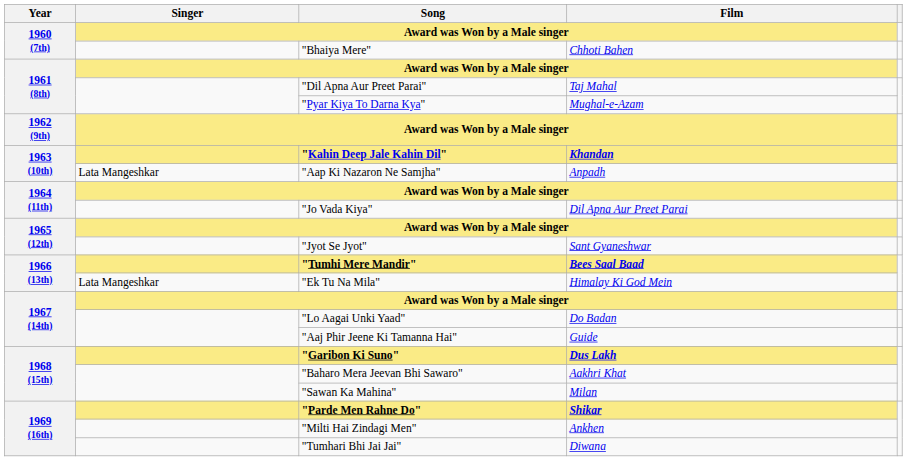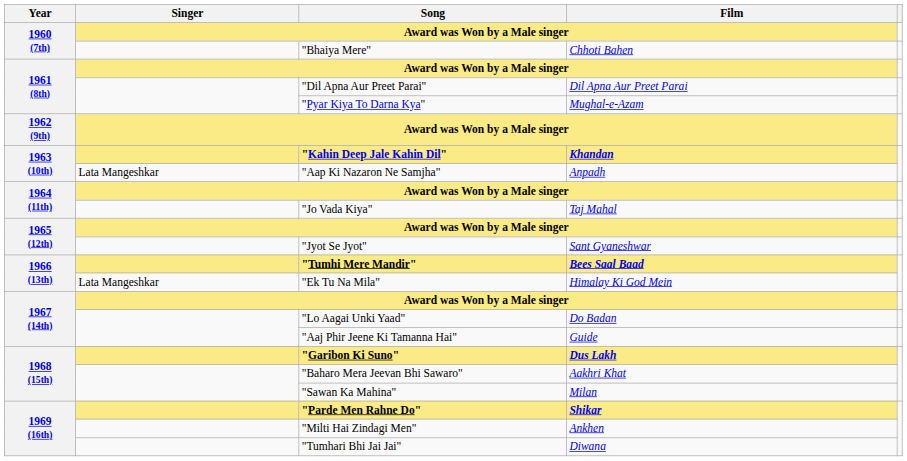(593, 86) Taj Mahal -> (628, 86) Dil Apna Aur Preet Parai
(628, 209) Dil Apna Aur Preet Parai -> (593, 209) Taj Mahal
